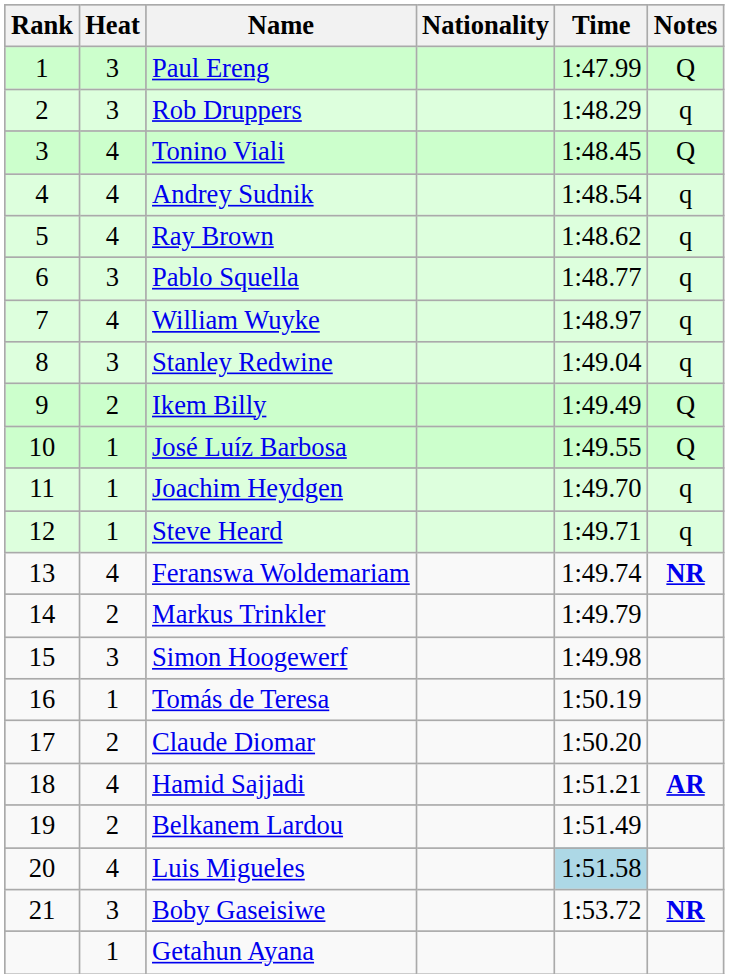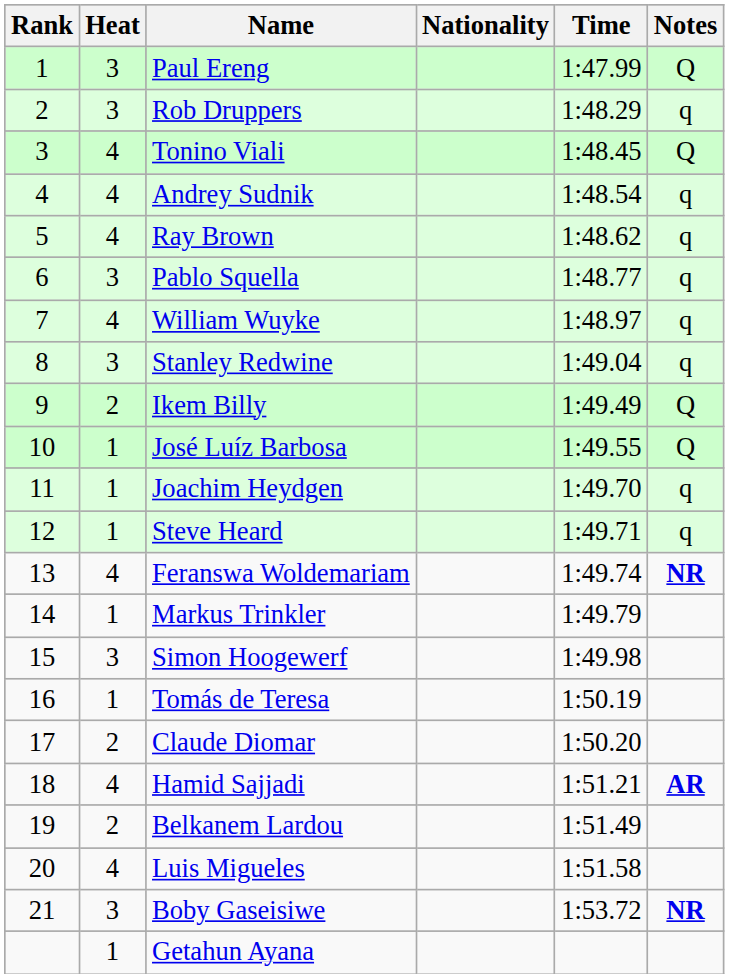(112, 615) 2 -> (112, 615) 1
(601, 868) lightblue background -> (601, 868) no background
